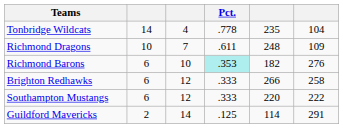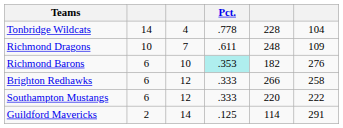(272, 30) 235 -> (272, 30) 228
